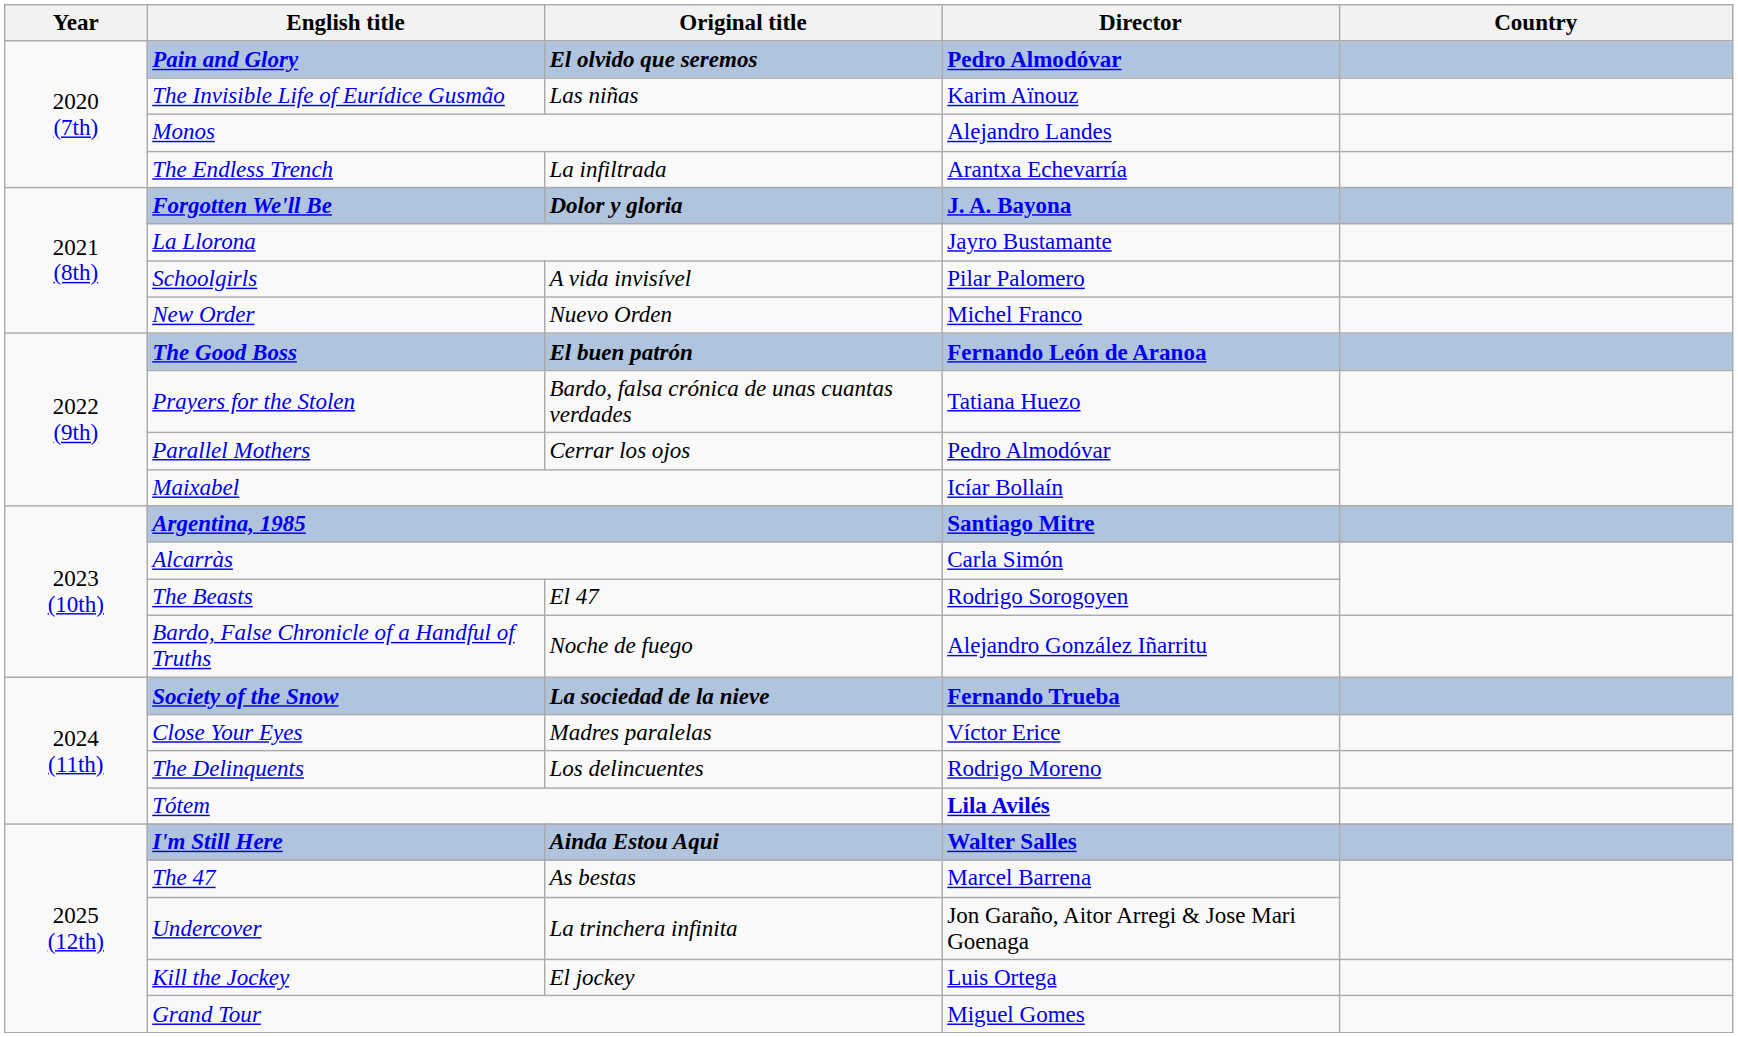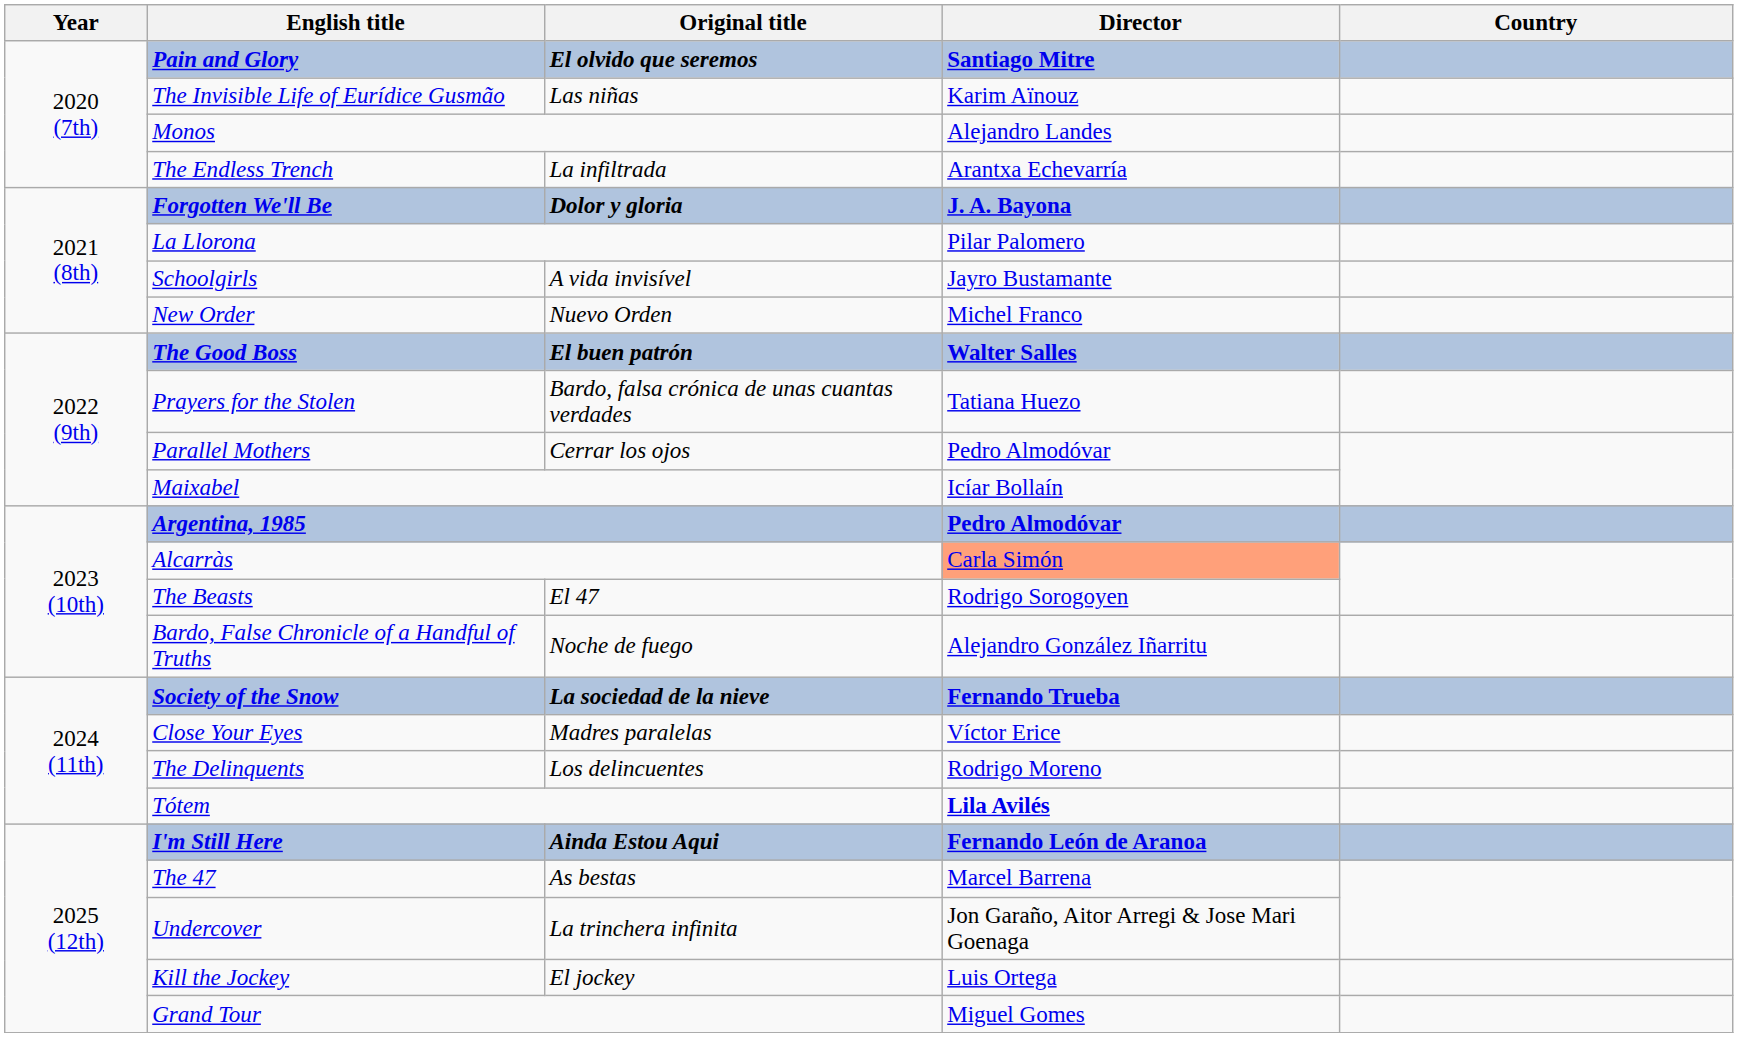(1034, 59) Pedro Almodóvar -> (1021, 59) Santiago Mitre
(1029, 242) Jayro Bustamante -> (1016, 242) Pilar Palomero
(1016, 278) Pilar Palomero -> (1029, 278) Jayro Bustamante
(1077, 351) Fernando León de Aranoa -> (1012, 351) Walter Salles
(1021, 523) Santiago Mitre -> (1034, 523) Pedro Almodóvar
(1005, 560) no background -> (1005, 560) lightsalmon background
(1012, 841) Walter Salles -> (1077, 841) Fernando León de Aranoa
